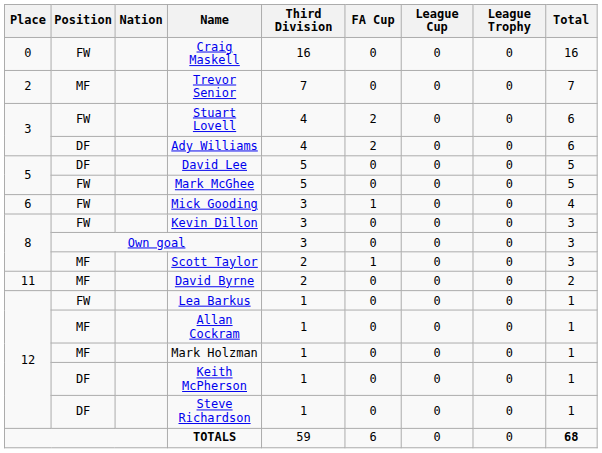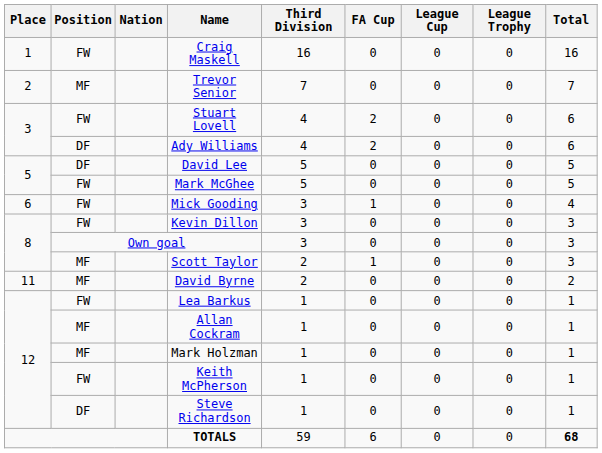(28, 54) 0 -> (28, 54) 1
(83, 379) DF -> (83, 379) FW
